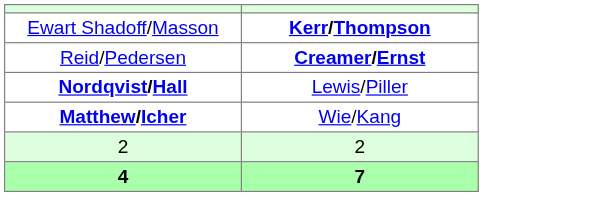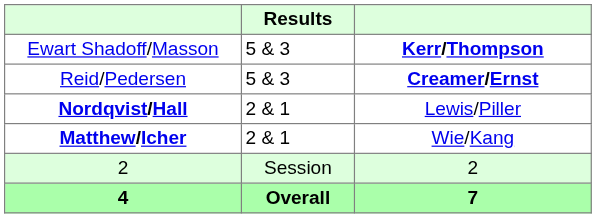+ column: (298, 19)
